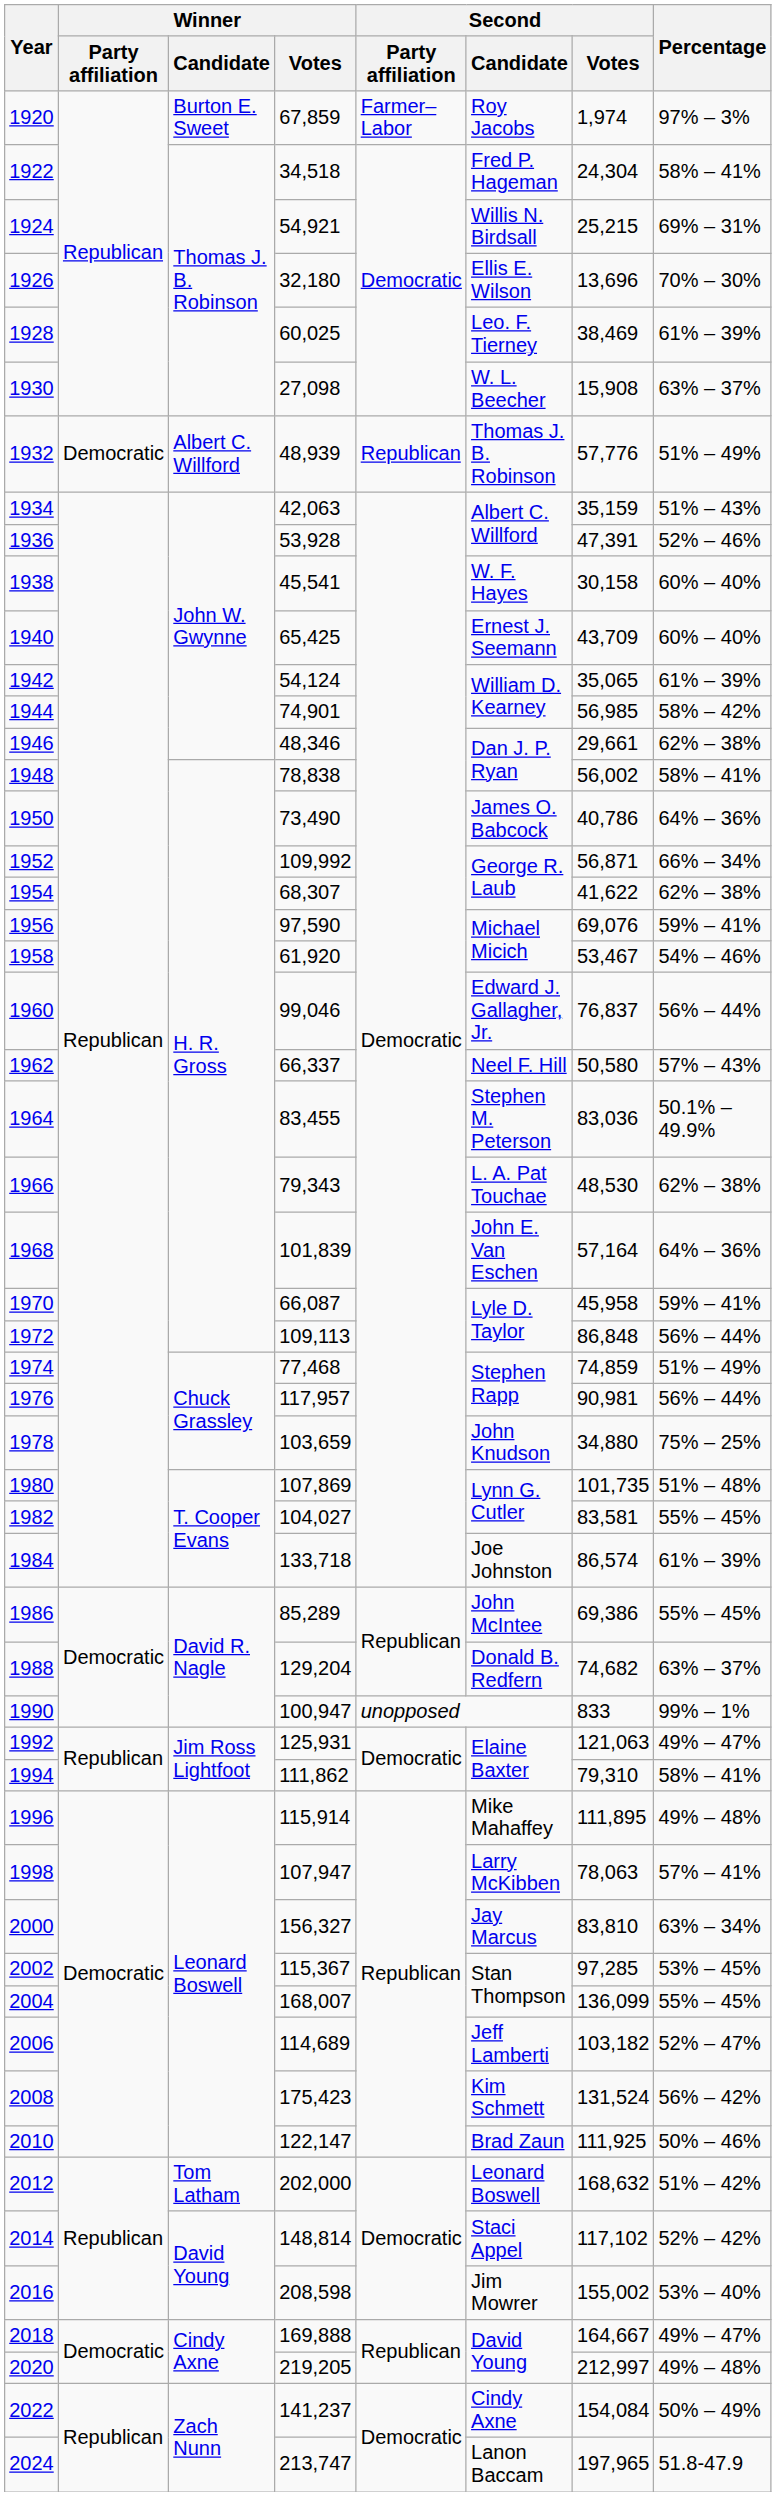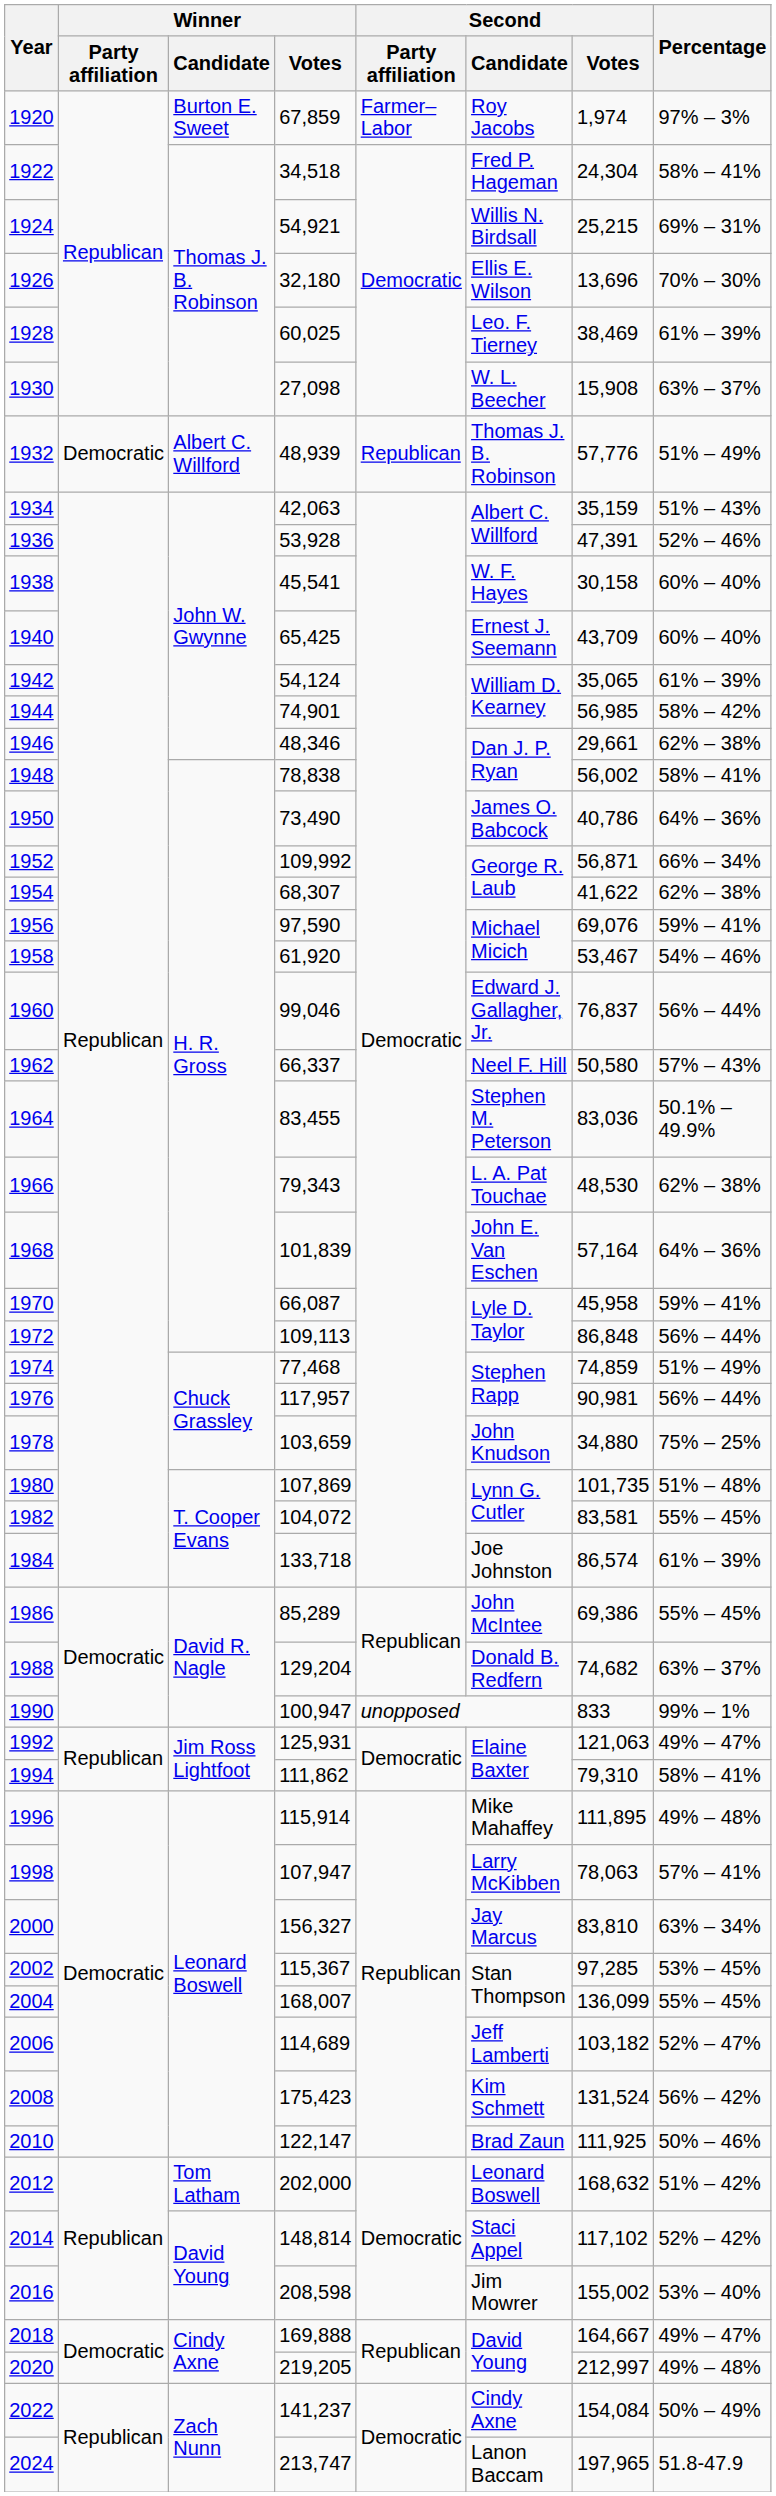(315, 1517) 104,027 -> (315, 1517) 104,072
